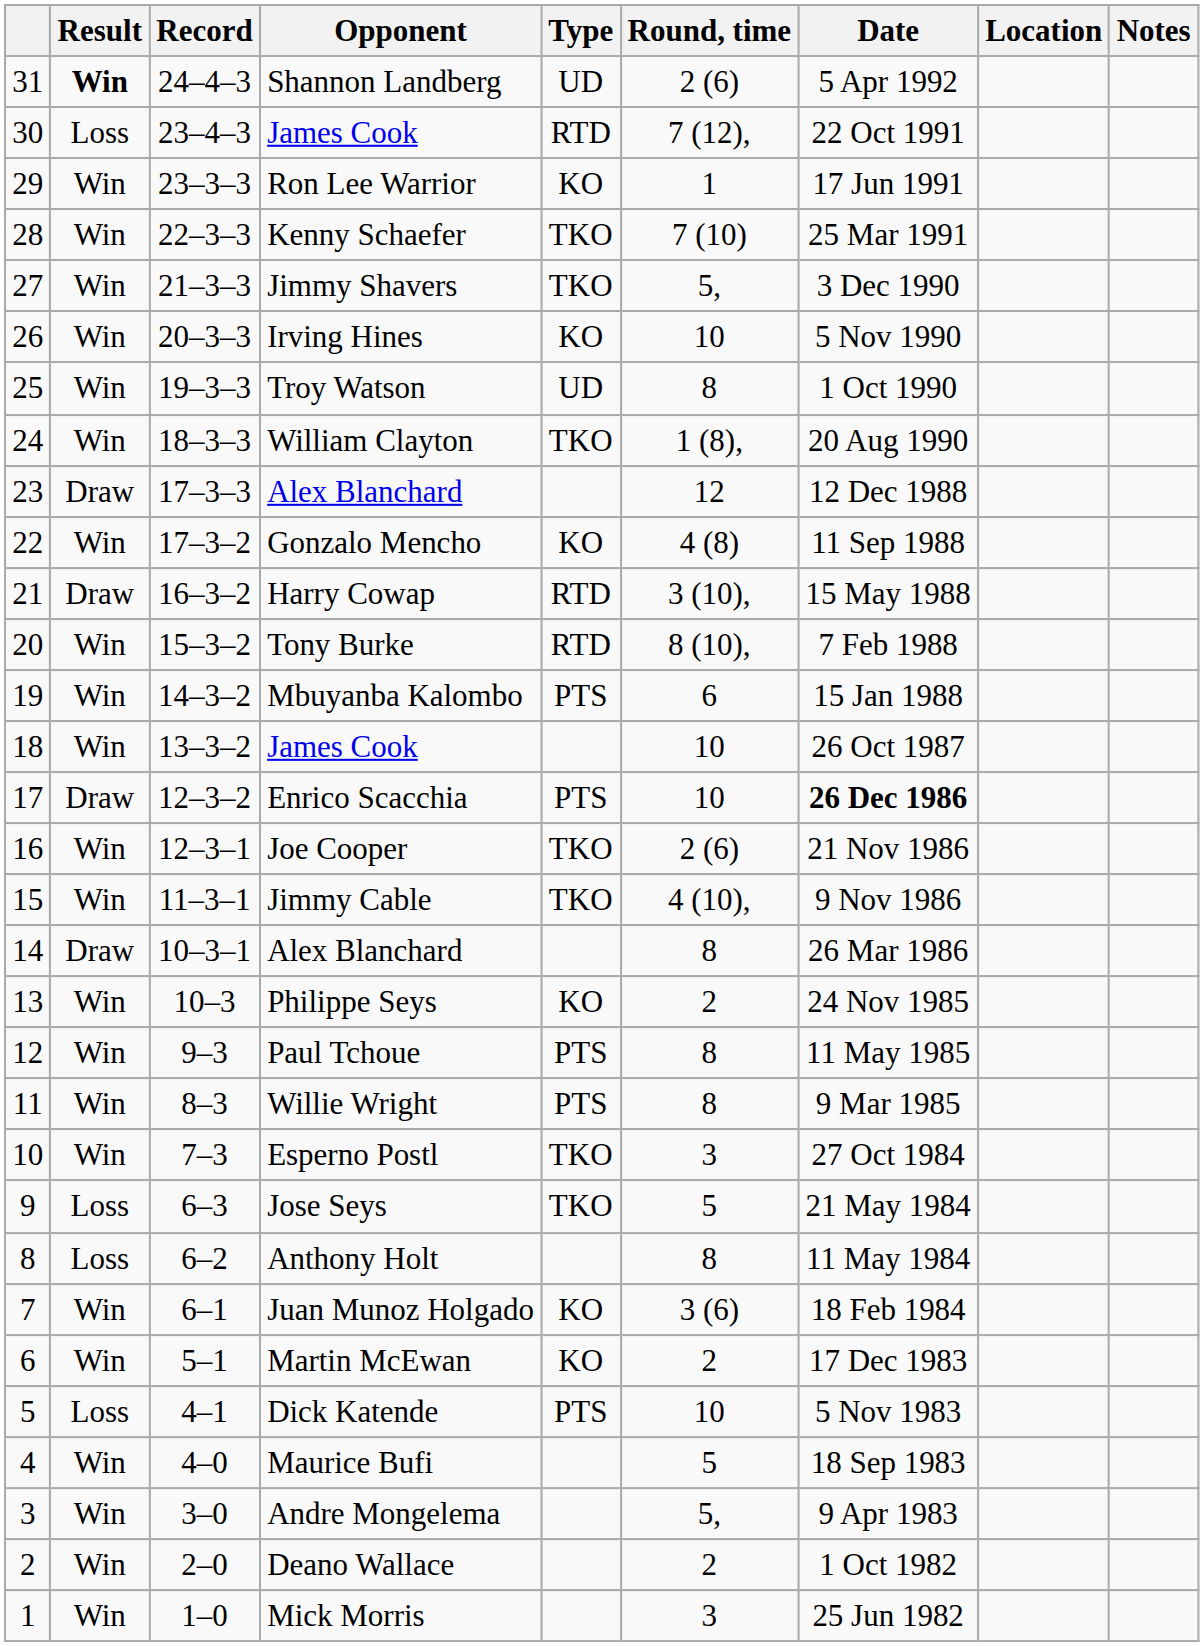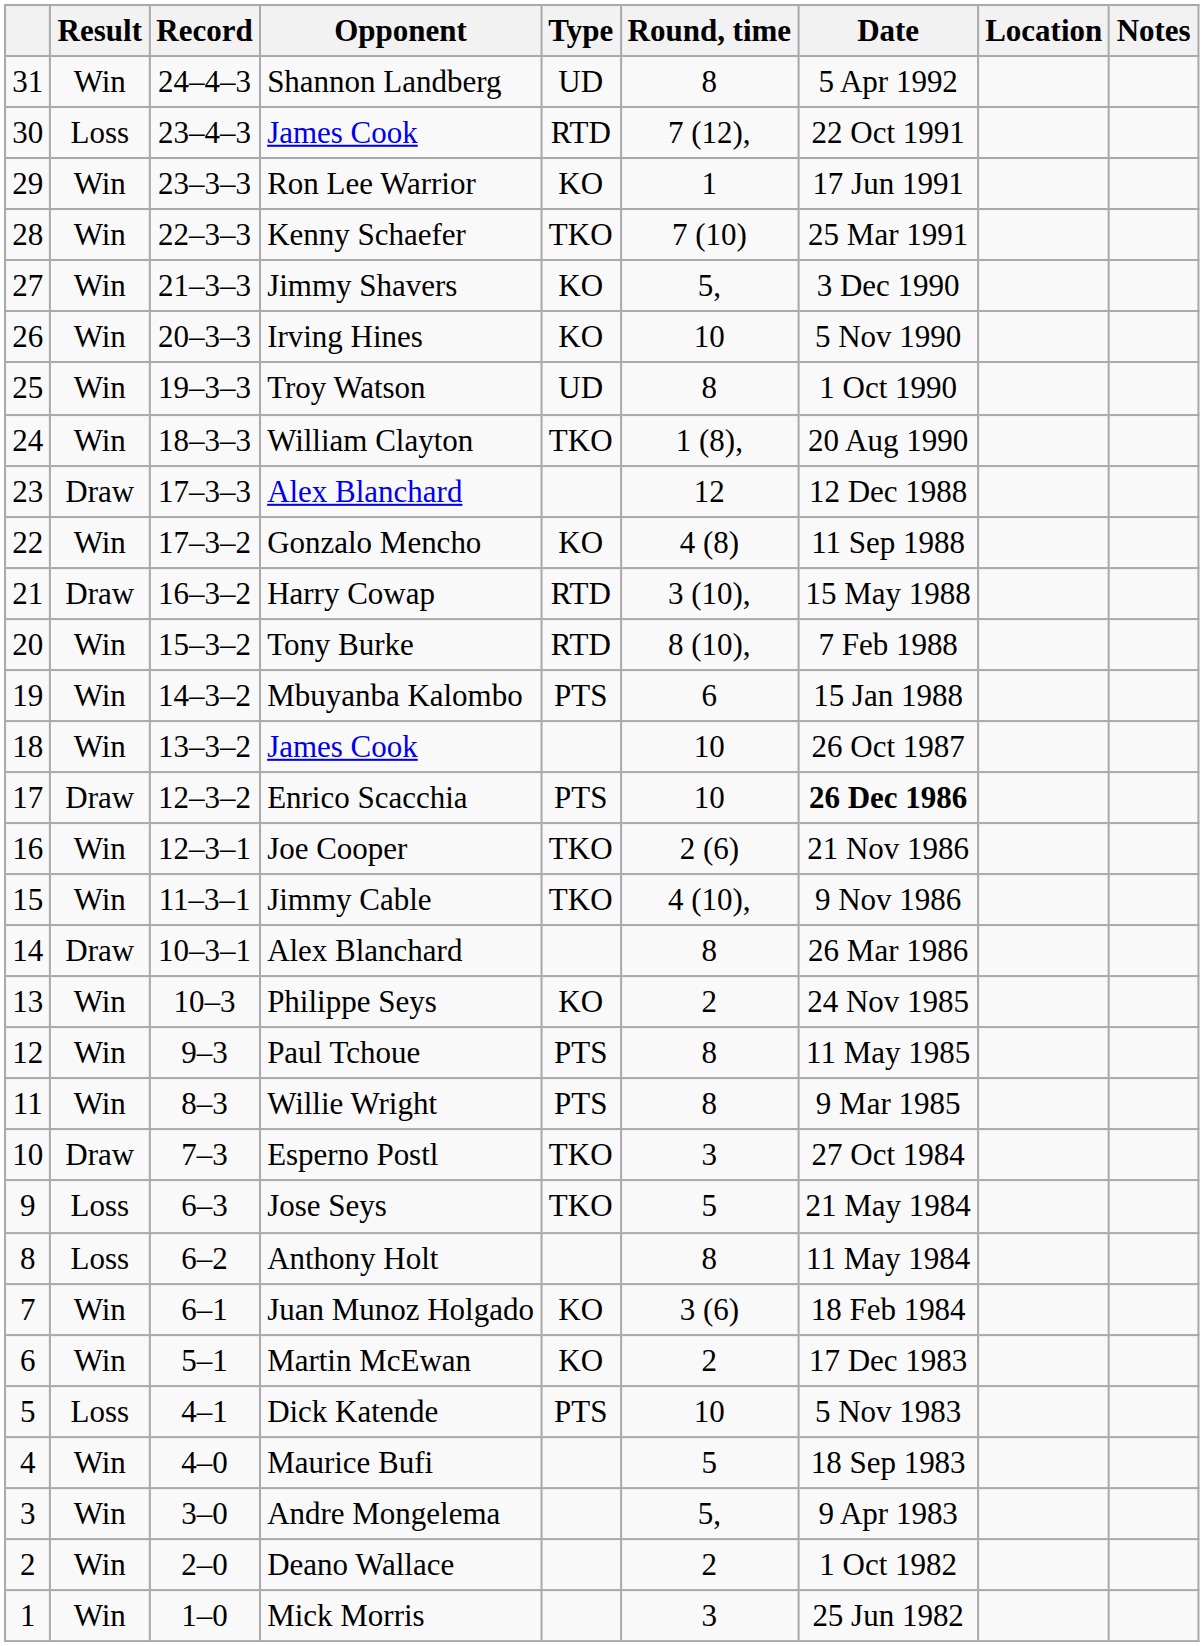(100, 81) bold -> (100, 81) normal
(709, 81) 2 (6) -> (709, 81) 8
(581, 285) TKO -> (581, 285) KO
(100, 1155) Win -> (100, 1155) Draw
